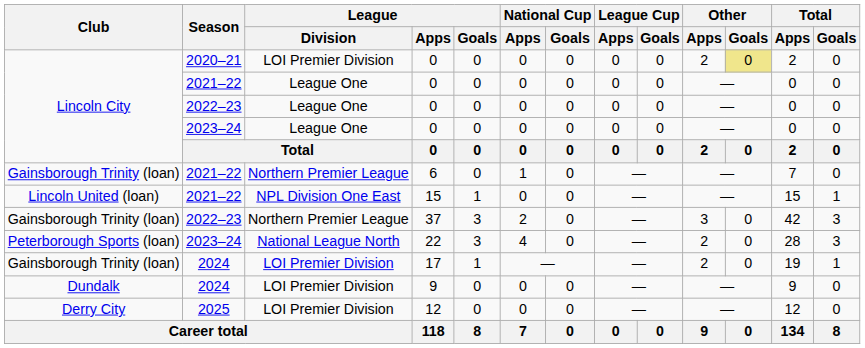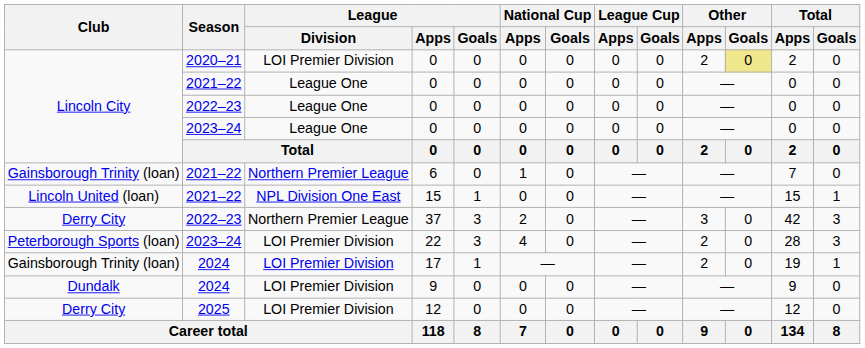(94, 219) Gainsborough Trinity (loan) -> (94, 219) Derry City
(328, 241) National League North -> (328, 241) LOI Premier Division
